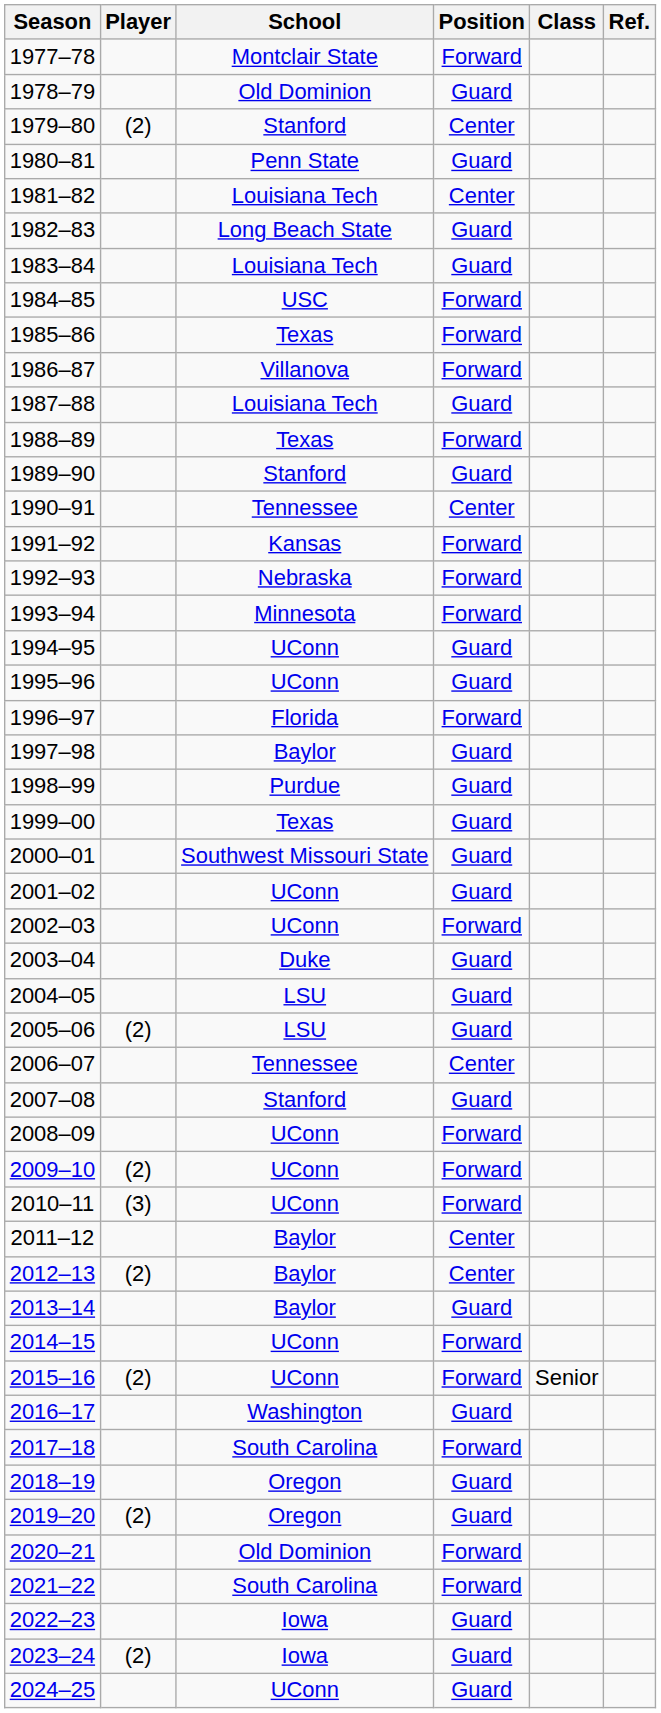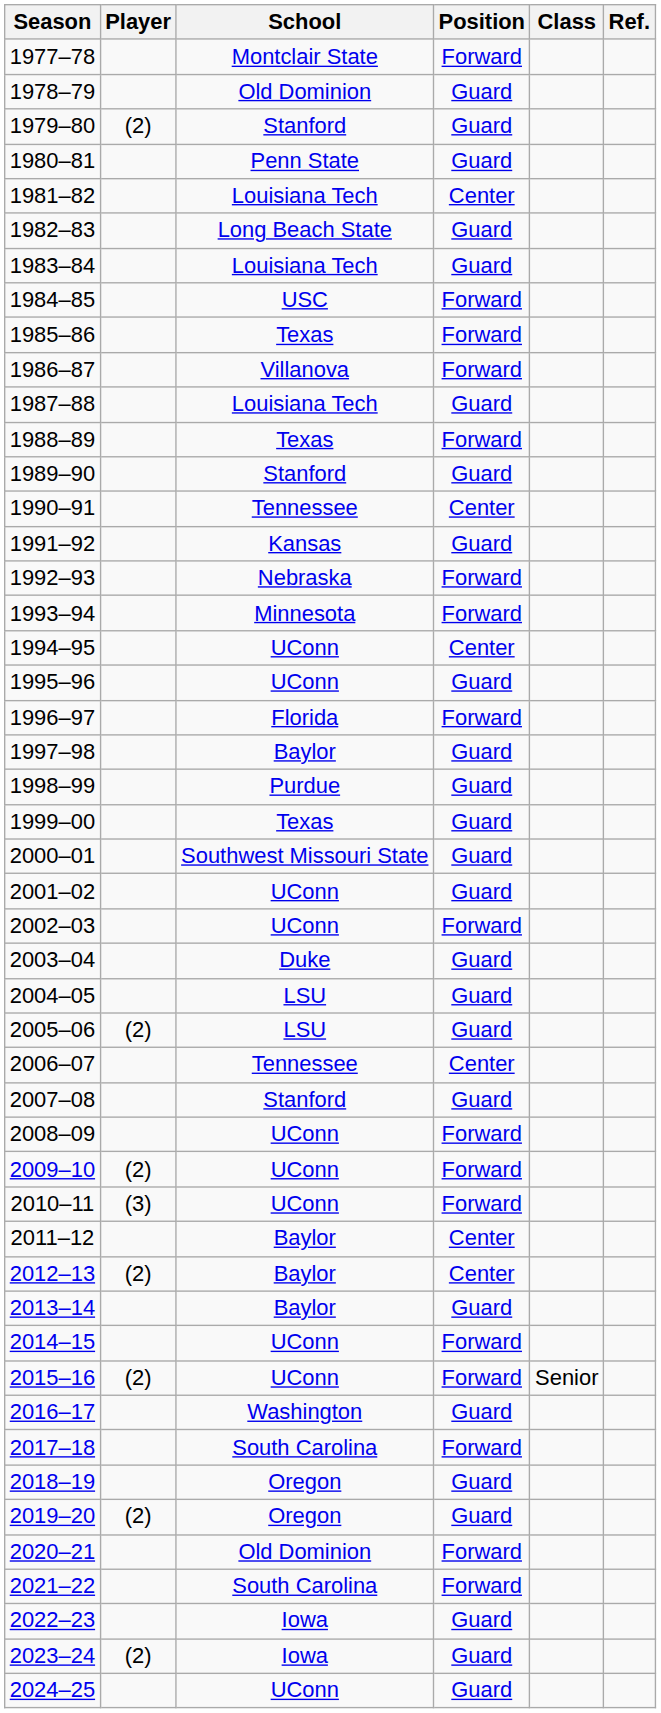(482, 126) Center -> (482, 126) Guard
(482, 543) Forward -> (482, 543) Guard
(482, 647) Guard -> (482, 647) Center
